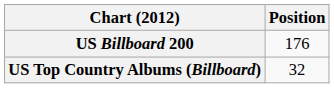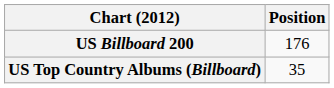(297, 69) 32 -> (297, 69) 35
